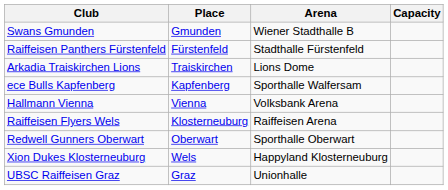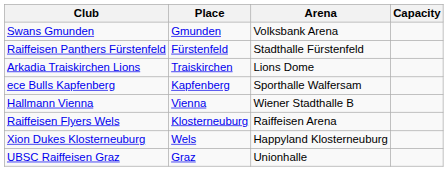(304, 31) Wiener Stadthalle B -> (296, 31) Volksbank Arena
(296, 103) Volksbank Arena -> (304, 103) Wiener Stadthalle B
- row: (75, 139)
